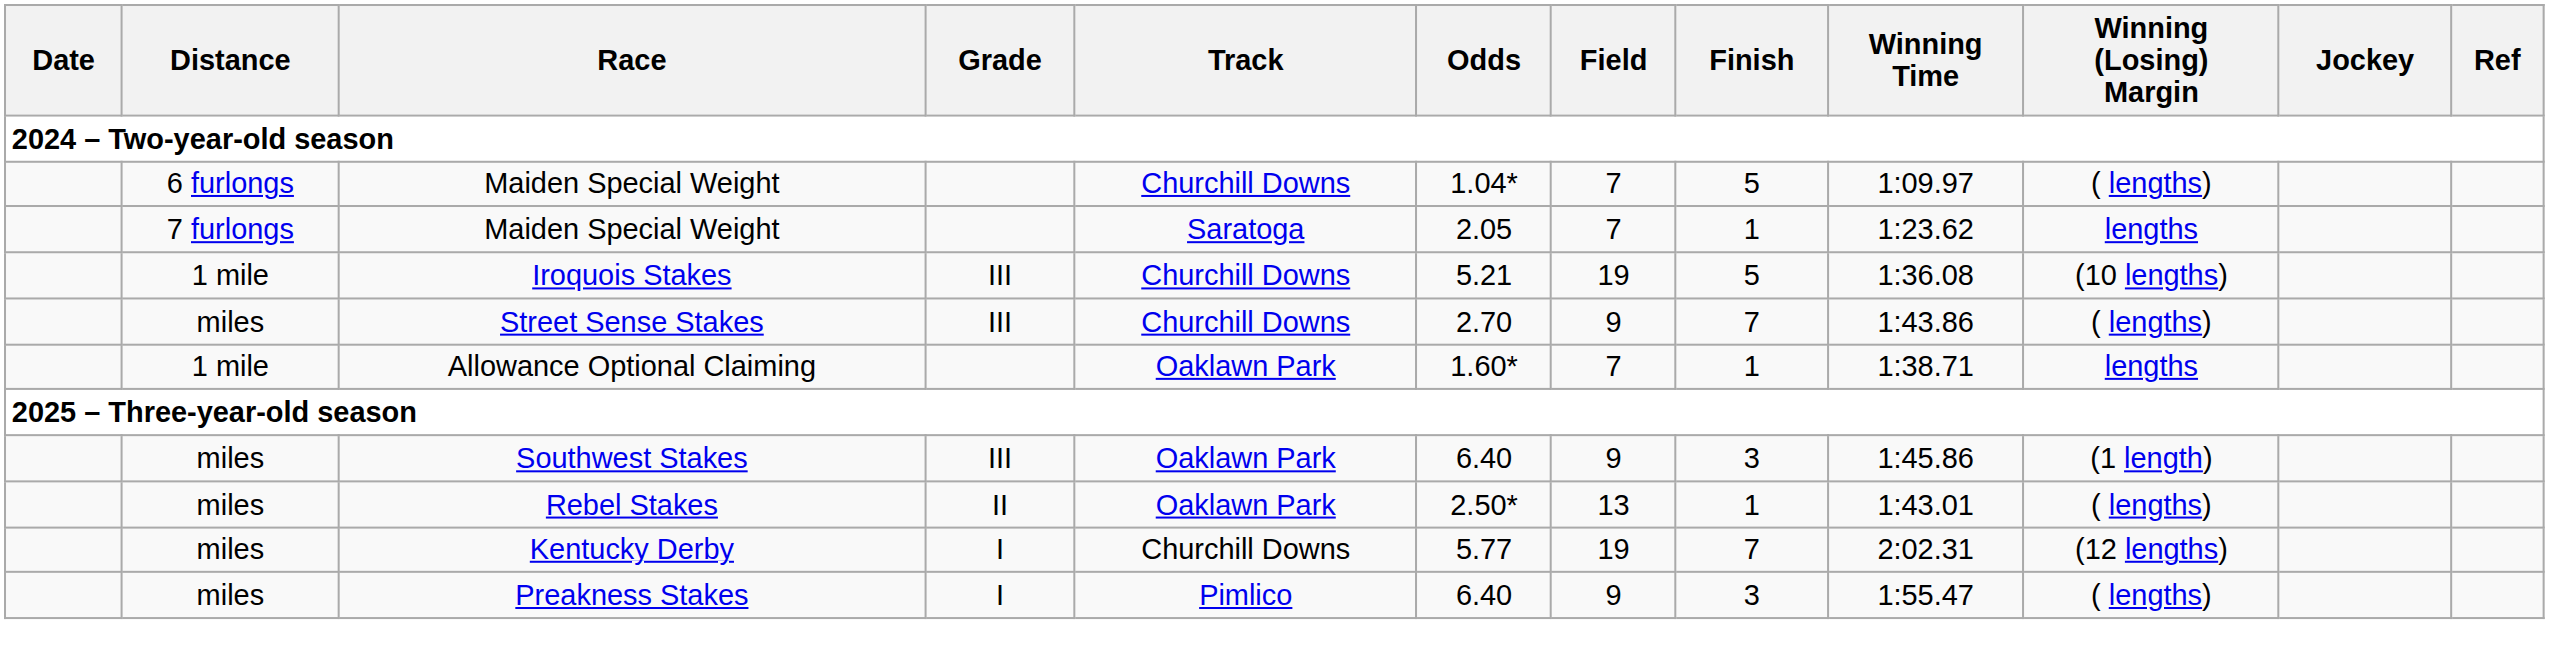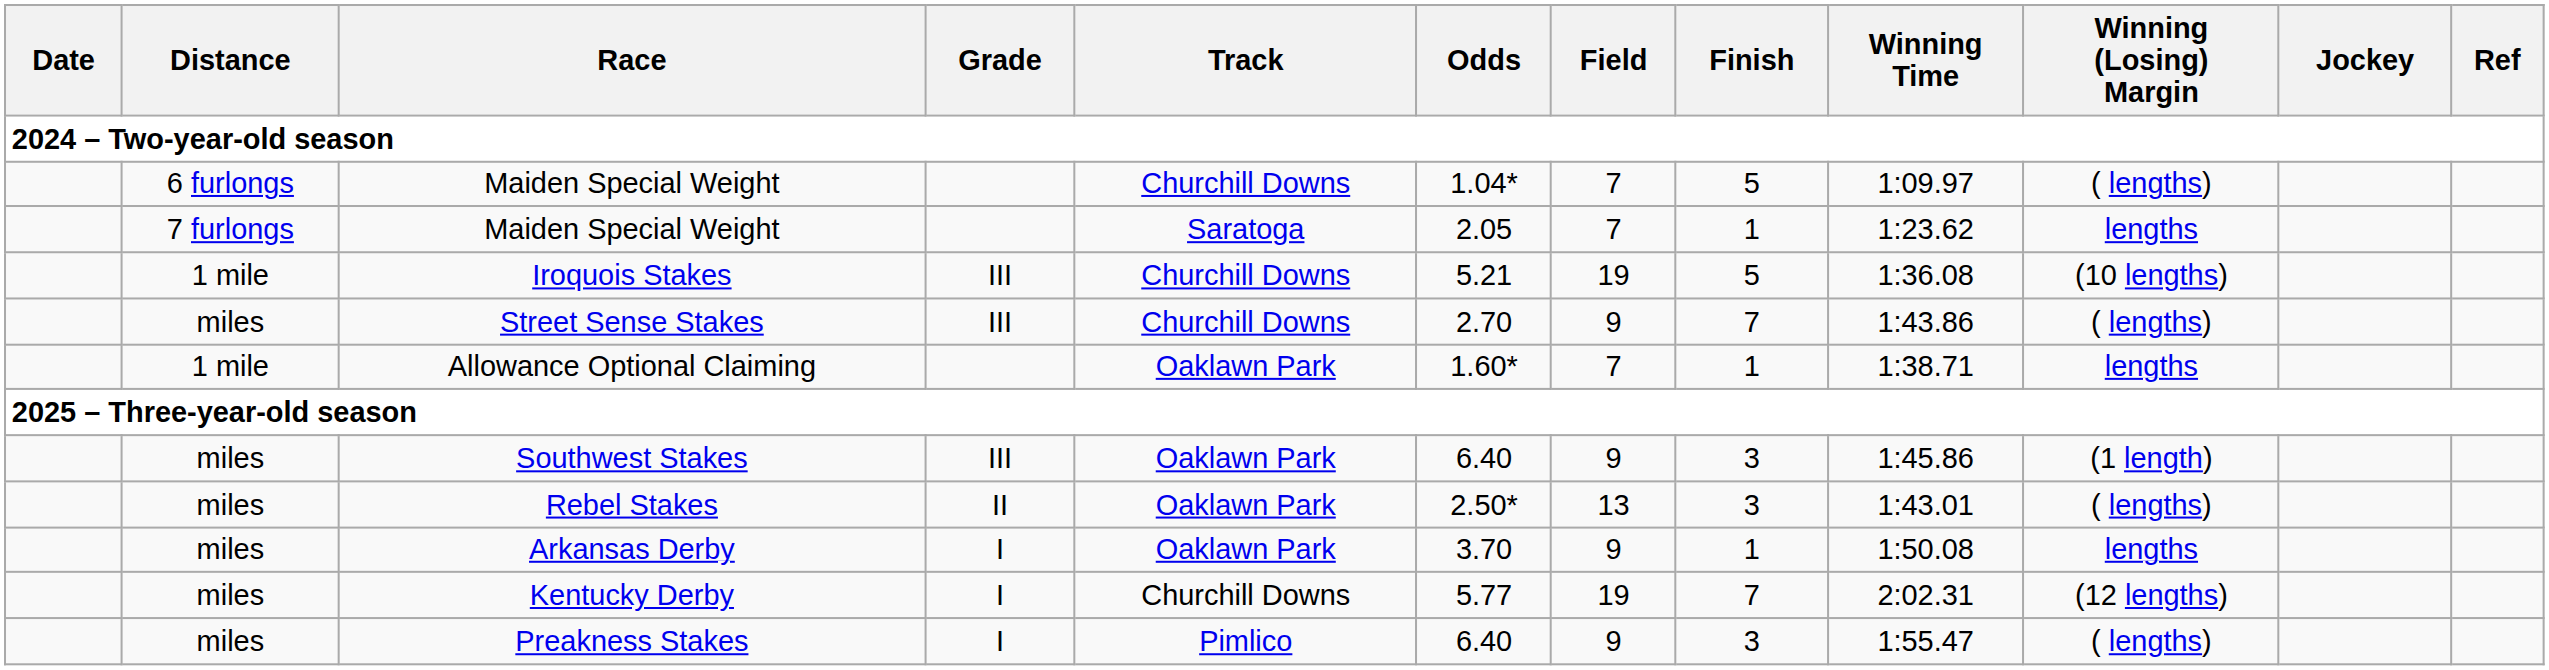(1752, 504) 1 -> (1752, 504) 3
+ row: (230, 550)
